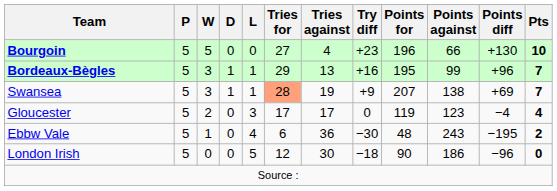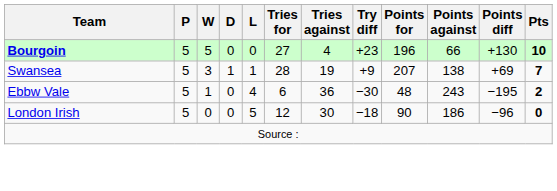- row: (61, 71)
(283, 92) lightsalmon background -> (283, 71) no background
- row: (39, 112)
